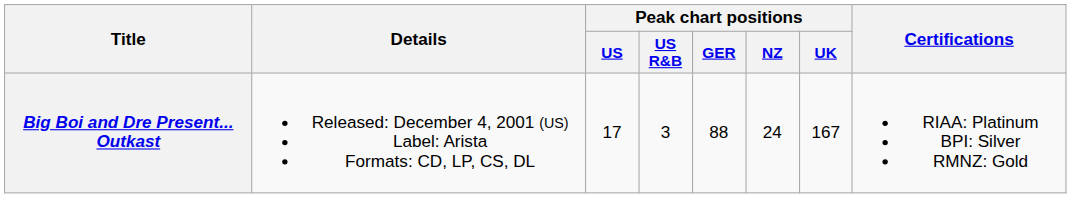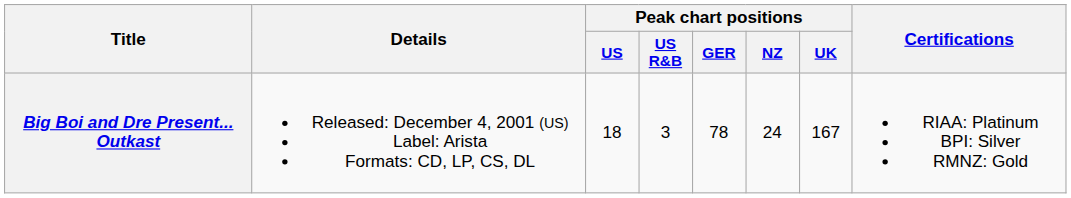(612, 132) 17 -> (612, 132) 18
(719, 132) 88 -> (719, 132) 78
